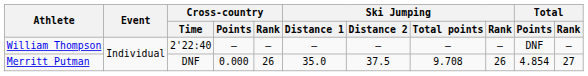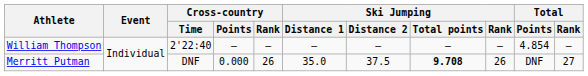(534, 45) DNF -> (534, 45) 4.854
(448, 62) normal -> (448, 62) bold
(534, 62) 4.854 -> (534, 62) DNF
